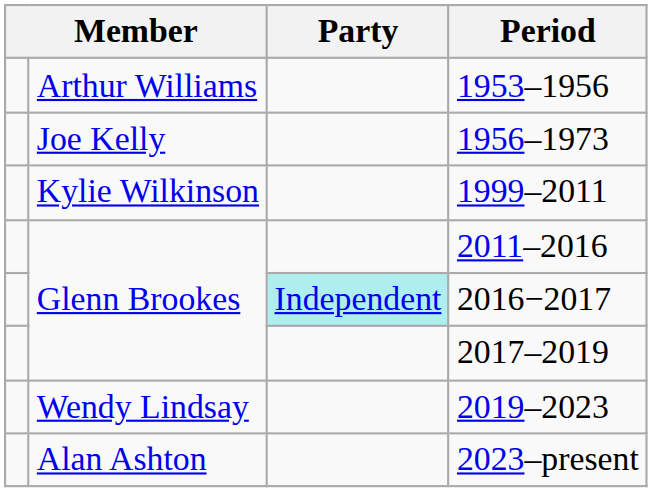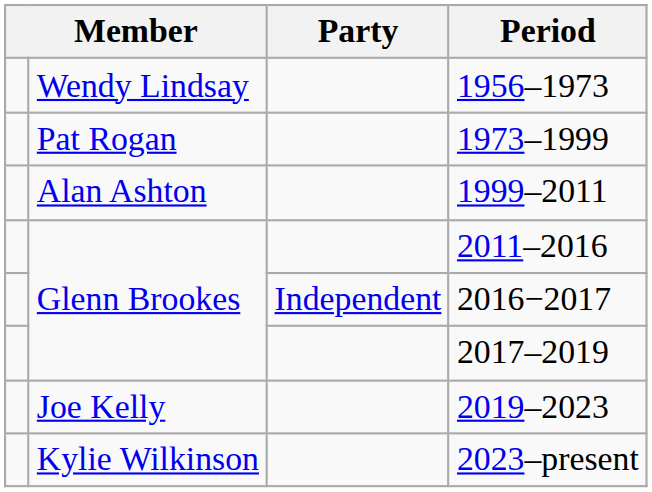- row: (533, 84)
(101, 138) Joe Kelly -> (143, 84) Wendy Lindsay
+ row: (533, 138)
(148, 191) Kylie Wilkinson -> (122, 191) Alan Ashton
(358, 298) paleturquoise background -> (358, 298) no background
(143, 406) Wendy Lindsay -> (101, 406) Joe Kelly
(122, 459) Alan Ashton -> (148, 459) Kylie Wilkinson
